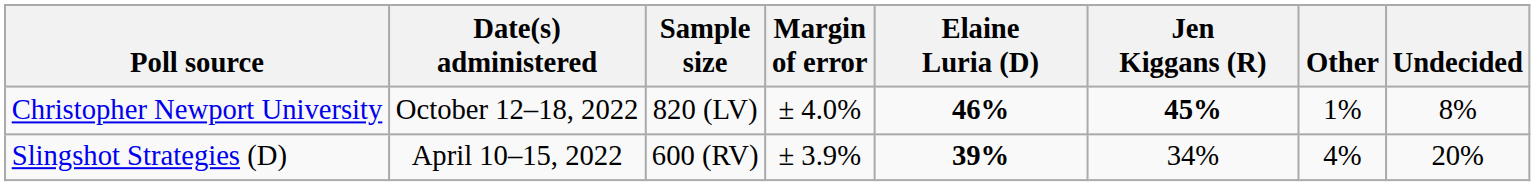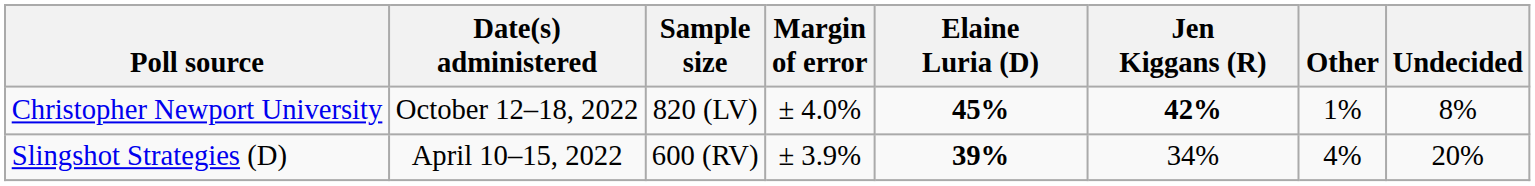(981, 109) 46% -> (981, 109) 45%
(1193, 109) 45% -> (1193, 109) 42%
